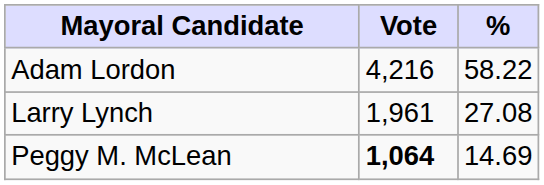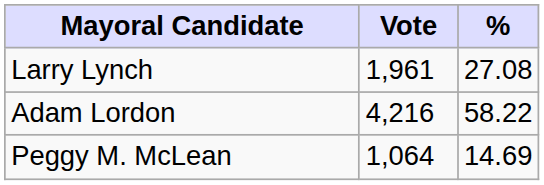rows swapped: (93, 69) <-> (82, 112)
(400, 156) bold -> (400, 156) normal
